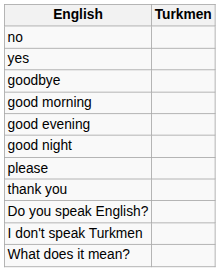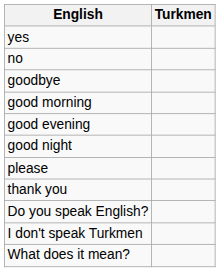rows swapped: (18, 59) <-> (15, 37)
